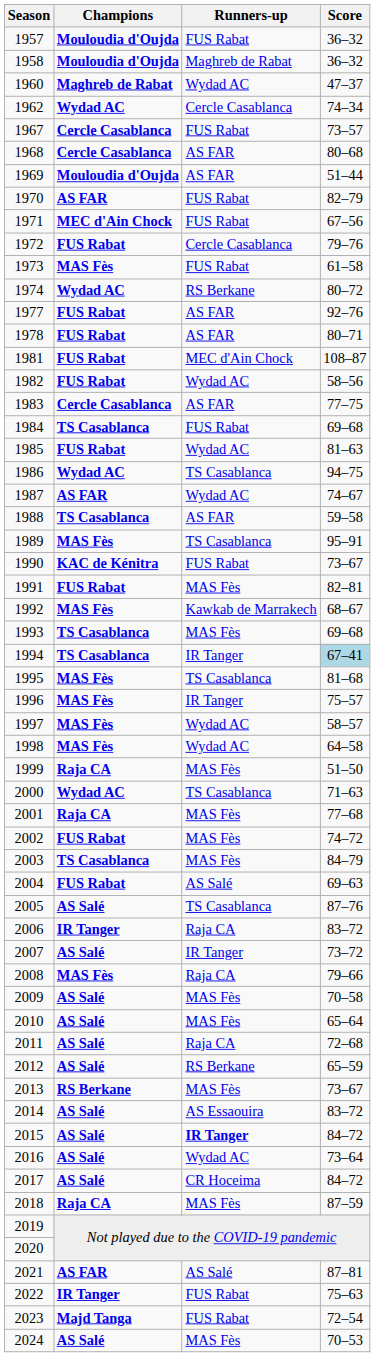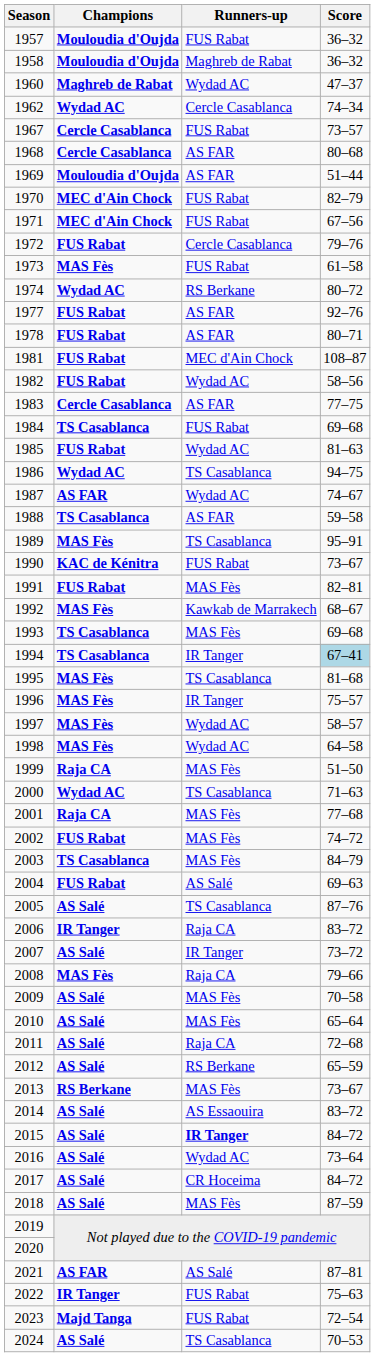(82, 198) AS FAR -> (114, 198) MEC d'Ain Chock
(84, 1203) Raja CA -> (81, 1203) AS Salé
(213, 1340) MAS Fès -> (228, 1340) TS Casablanca
